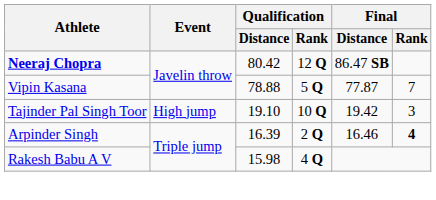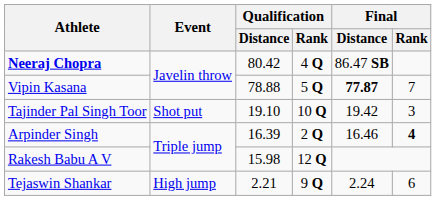(312, 63) 12 Q -> (312, 63) 4 Q
(362, 87) normal -> (362, 87) bold
(185, 111) High jump -> (178, 111) Shot put
(312, 159) 4 Q -> (312, 159) 12 Q
+ row: (60, 183)
